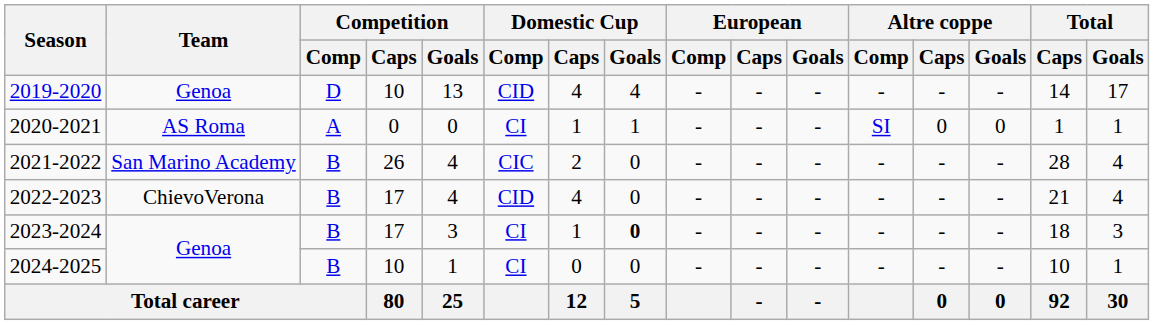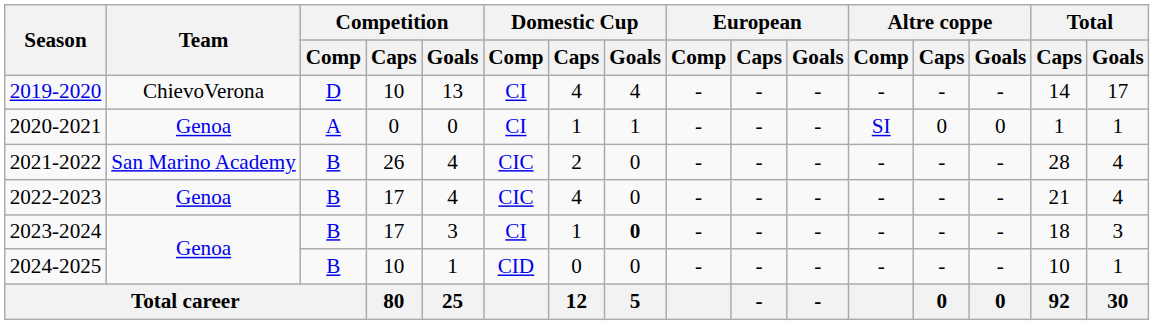(204, 92) Genoa -> (204, 92) ChievoVerona
(516, 92) CID -> (516, 92) CI
(204, 127) AS Roma -> (204, 127) Genoa
(204, 196) ChievoVerona -> (204, 196) Genoa
(516, 196) CID -> (516, 196) CIC
(516, 266) CI -> (516, 266) CID
